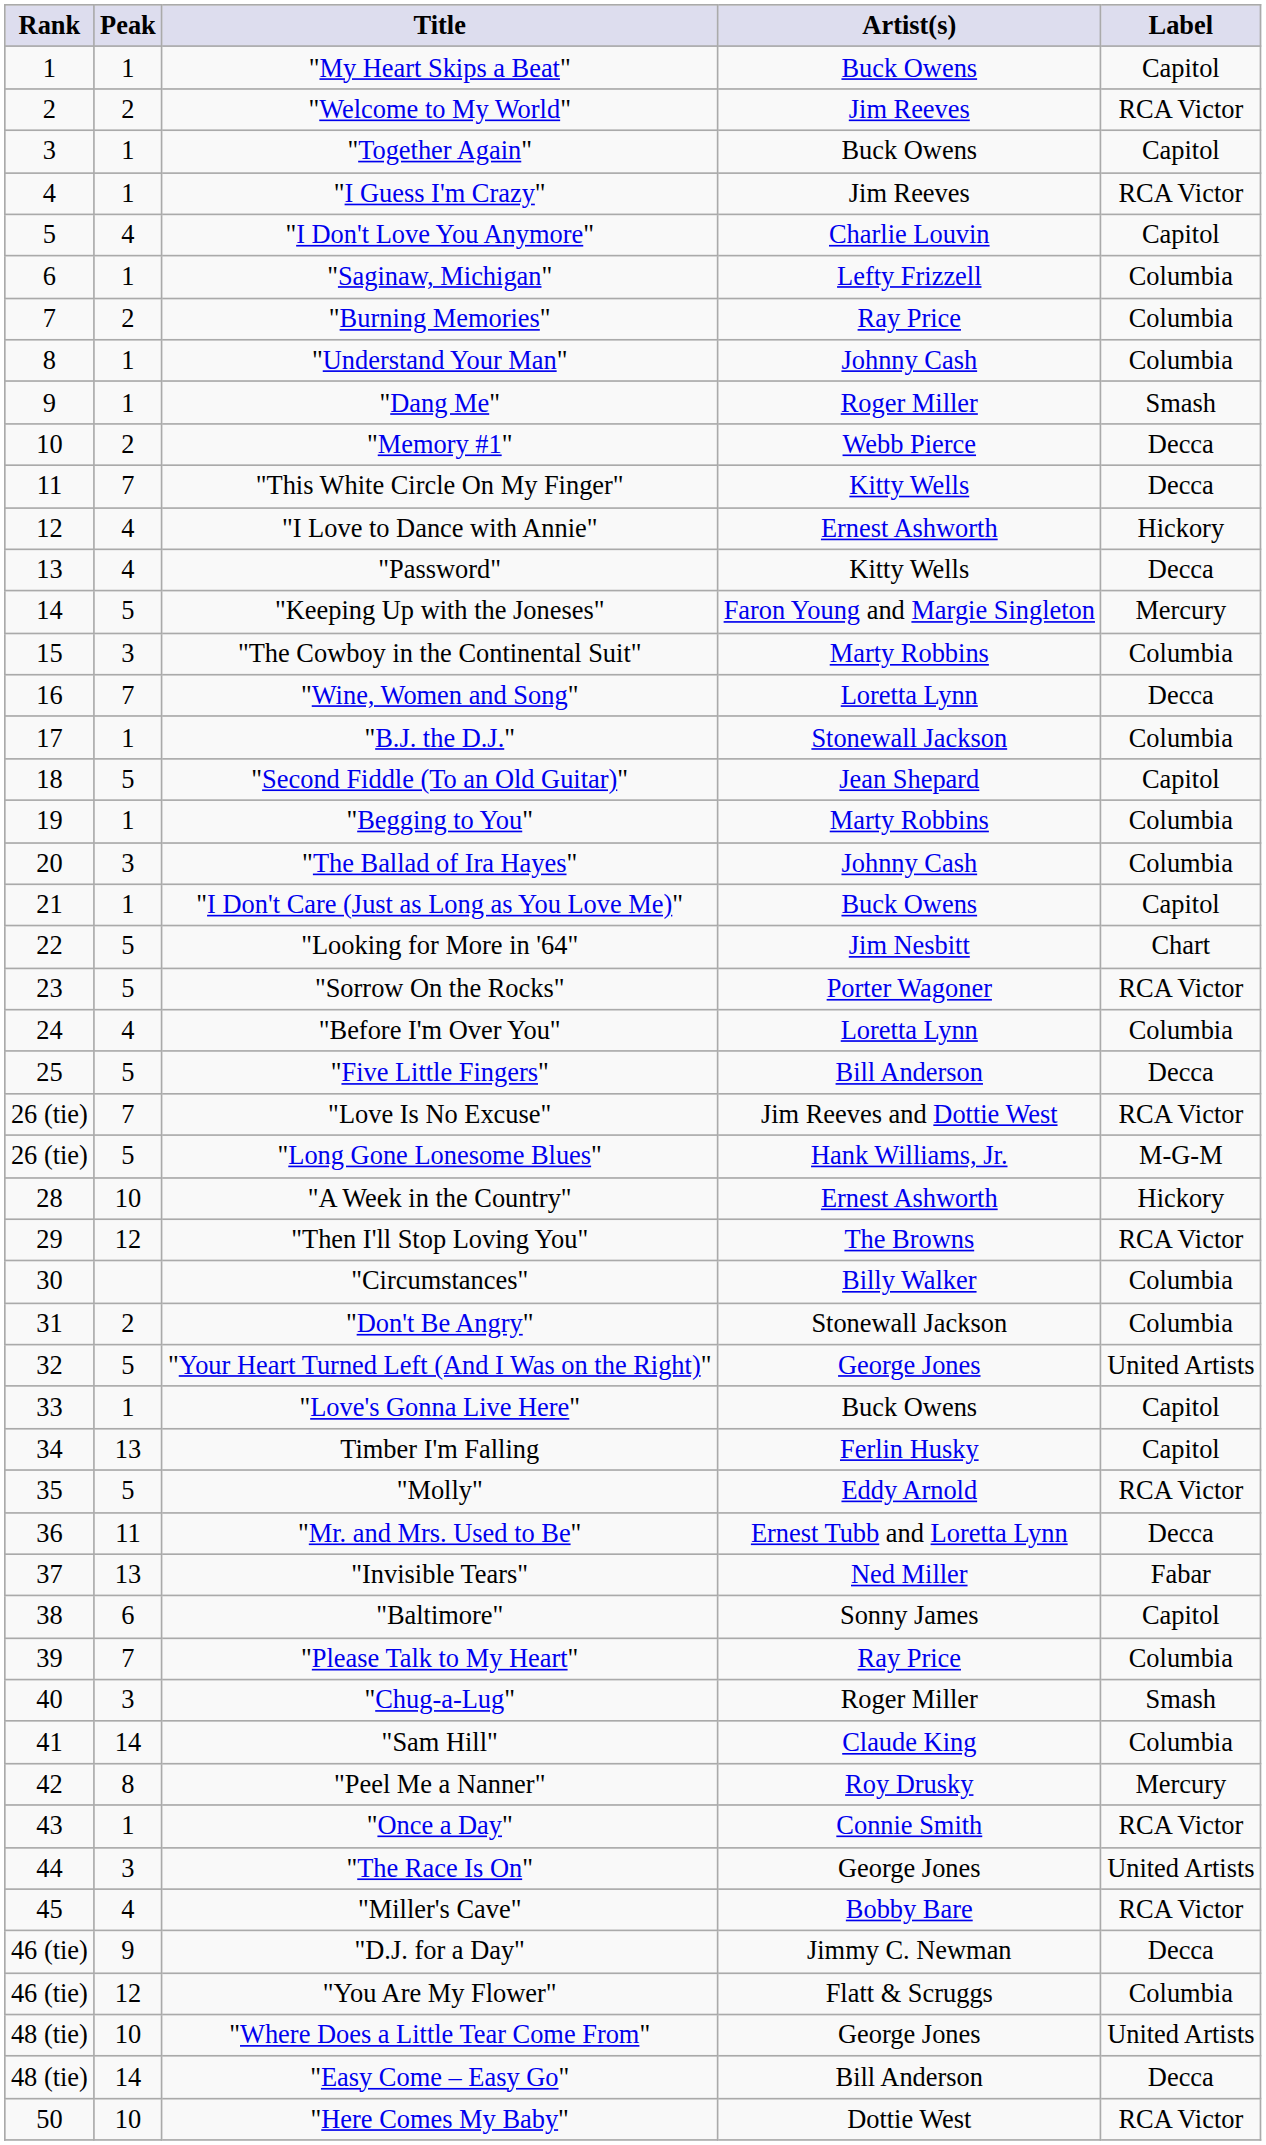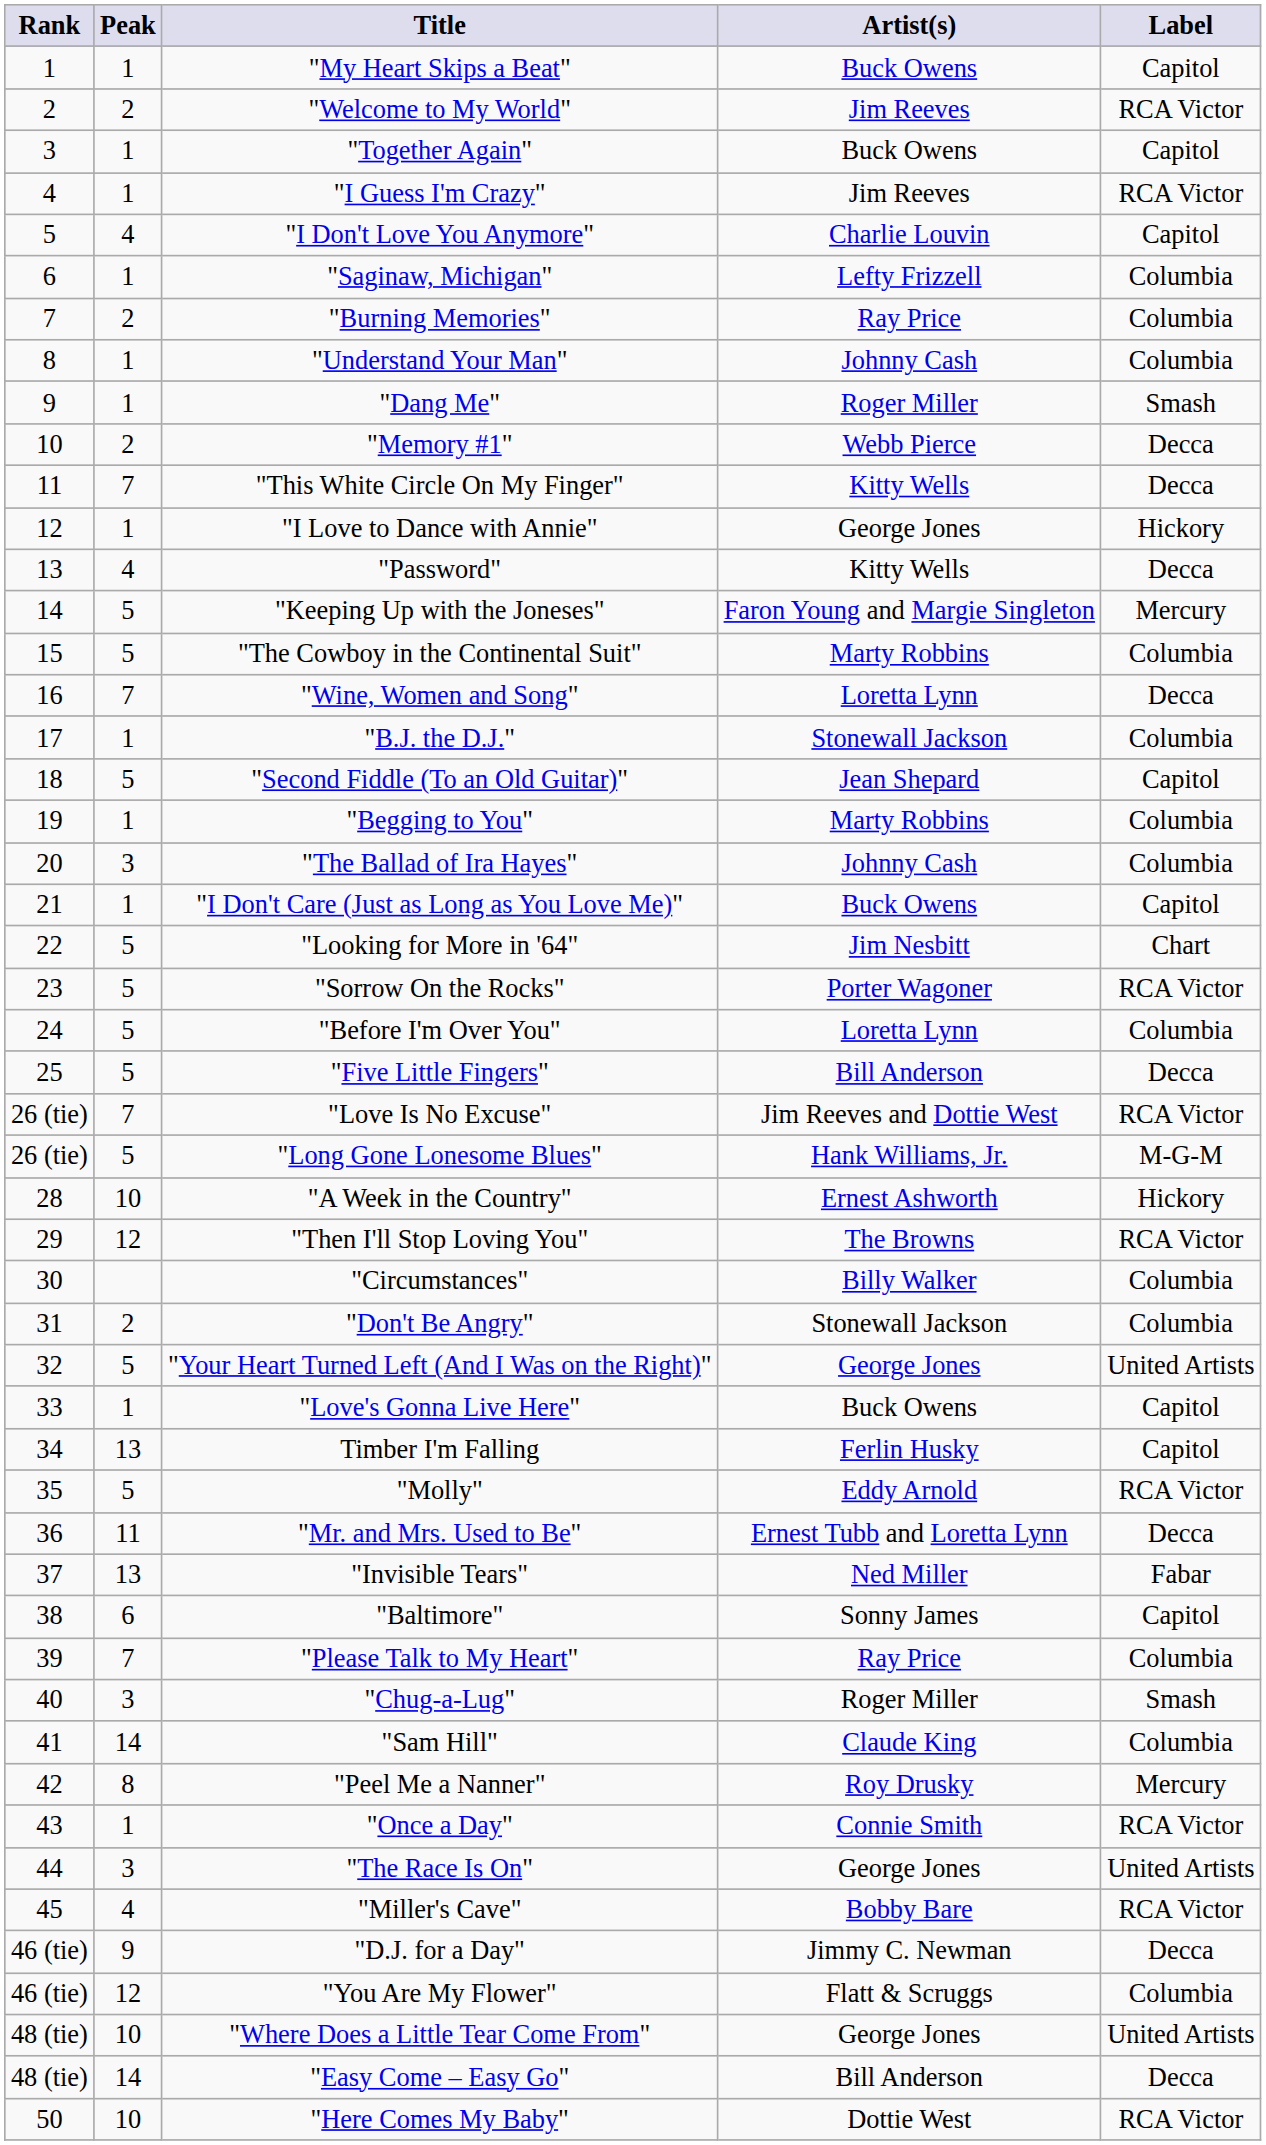(128, 527) 4 -> (128, 527) 1
(909, 527) Ernest Ashworth -> (909, 527) George Jones
(128, 653) 3 -> (128, 653) 5
(128, 1030) 4 -> (128, 1030) 5
